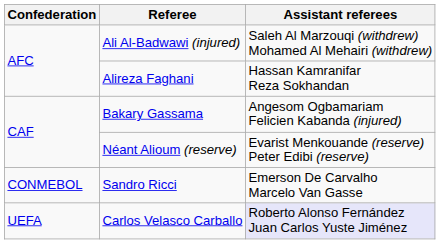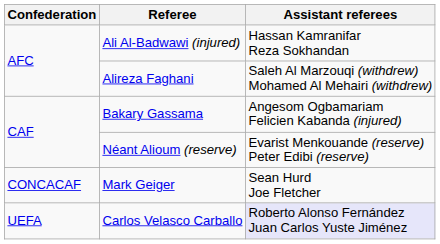(340, 43) Saleh Al Marzouqi (withdrew) Mohamed Al Mehairi (withdrew) -> (305, 43) Hassan Kamranifar Reza Sokhandan
(305, 78) Hassan Kamranifar Reza Sokhandan -> (340, 78) Saleh Al Marzouqi (withdrew) Mohamed Al Mehairi (withdrew)
+ row: (139, 185)
- row: (140, 185)
